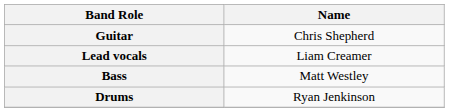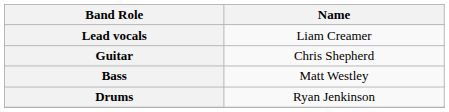rows swapped: (114, 55) <-> (114, 35)
